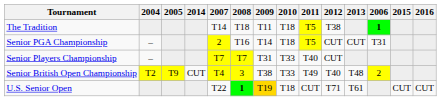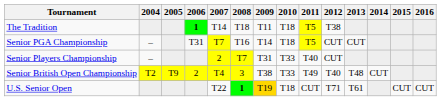columns swapped: (379, 12) <-> (196, 12)
(219, 42) 2 -> (219, 42) T7
(219, 58) T7 -> (219, 58) 2
